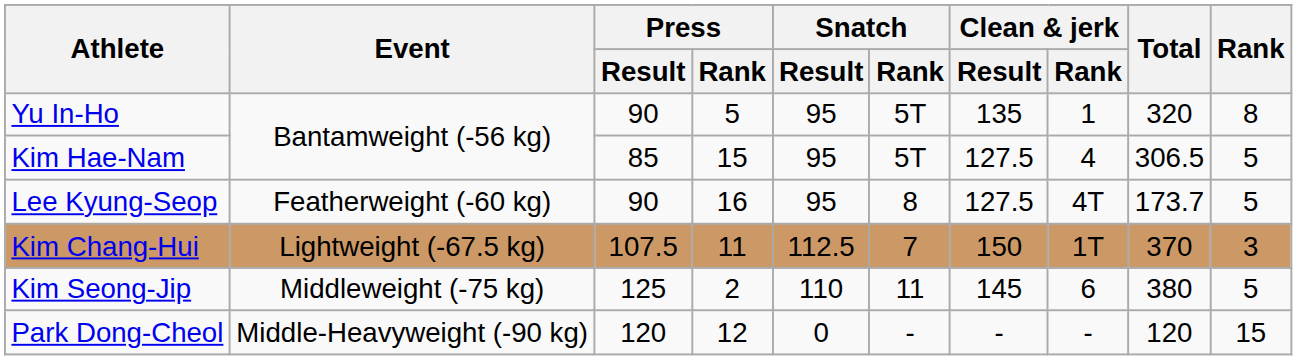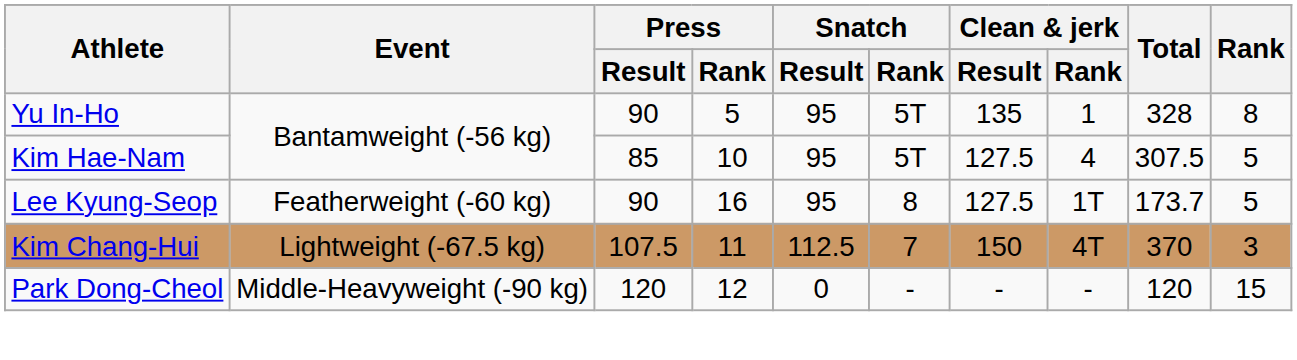(1169, 115) 320 -> (1169, 115) 328
(732, 158) 15 -> (732, 158) 10
(1169, 158) 306.5 -> (1169, 158) 307.5
(1088, 202) 4T -> (1088, 202) 1T
(1088, 246) 1T -> (1088, 246) 4T
- row: (101, 289)
